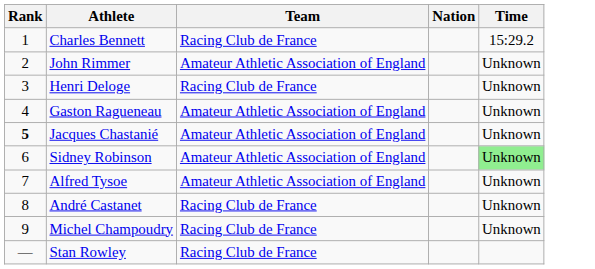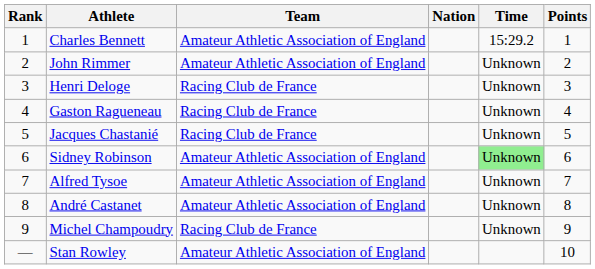+ column: (568, 16)
(248, 39) Racing Club de France -> (303, 39) Amateur Athletic Association of England
(303, 110) Amateur Athletic Association of England -> (248, 110) Racing Club de France
(25, 134) bold -> (25, 134) normal
(303, 134) Amateur Athletic Association of England -> (248, 134) Racing Club de France
(248, 205) Racing Club de France -> (303, 205) Amateur Athletic Association of England
(248, 252) Racing Club de France -> (303, 252) Amateur Athletic Association of England
